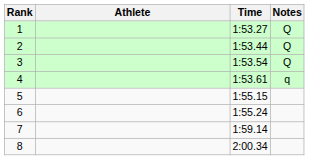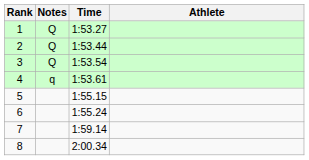columns swapped: (132, 12) <-> (287, 12)
